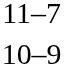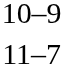rows swapped: (32, 54) <-> (32, 13)
